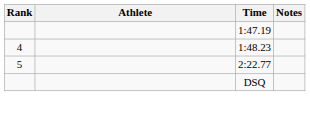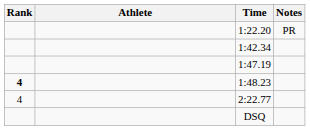+ row: (255, 30)
+ row: (255, 47)
(20, 47) normal -> (20, 82) bold
(20, 64) 5 -> (20, 99) 4
